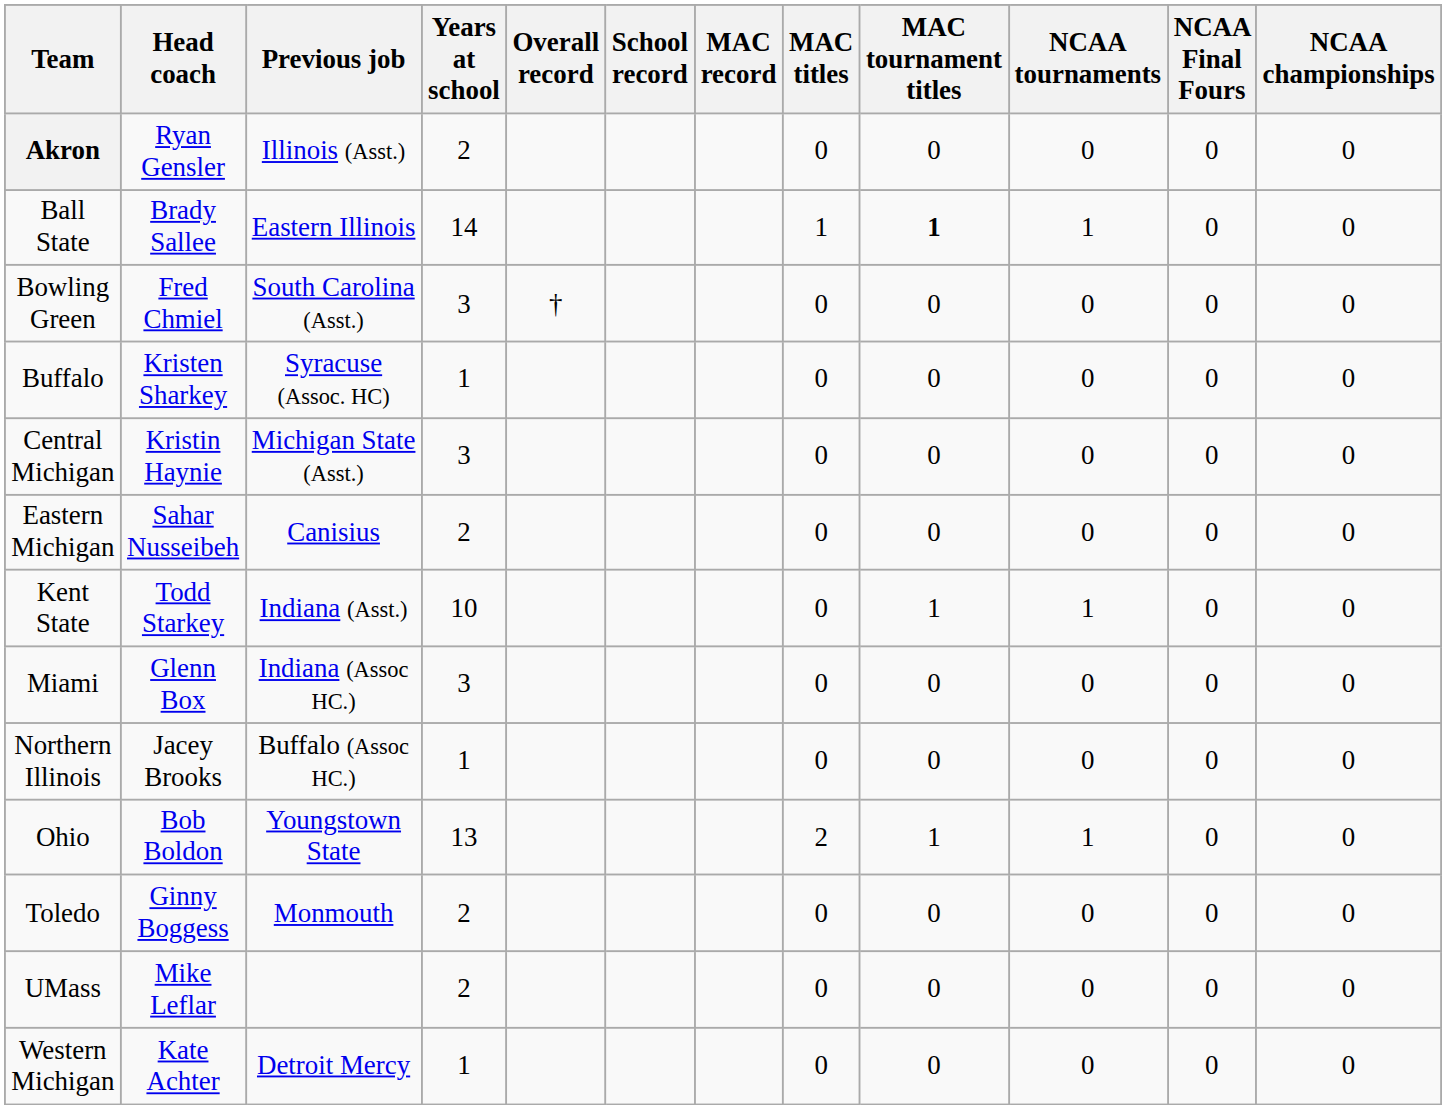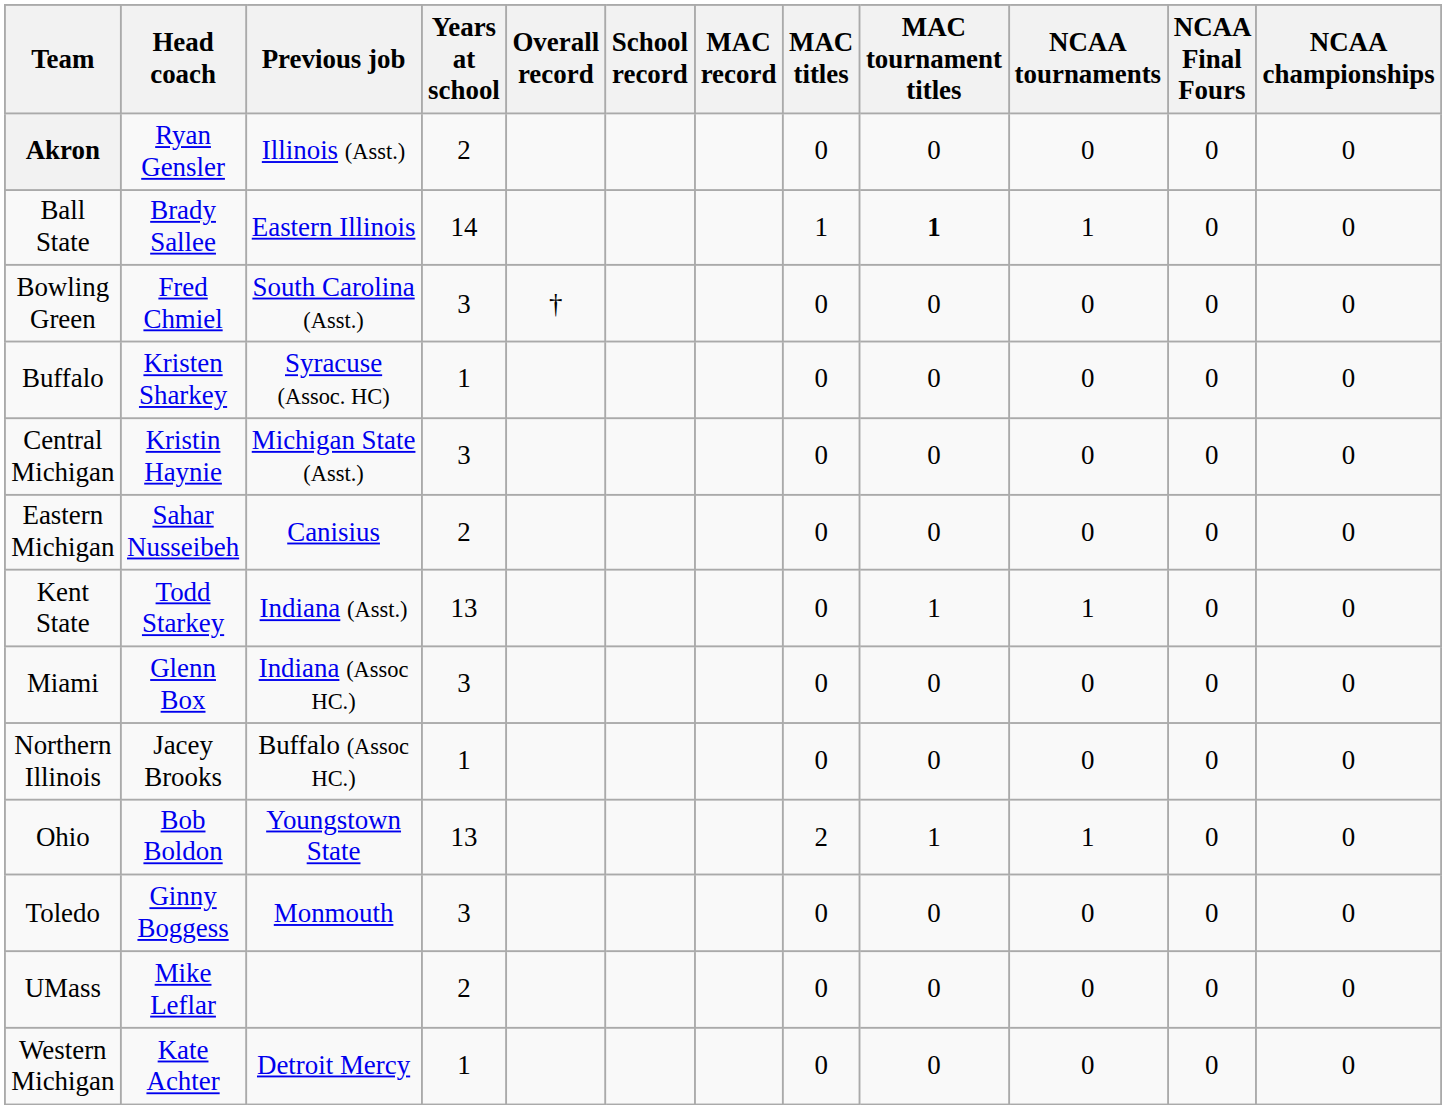(464, 608) 10 -> (464, 608) 13
(464, 913) 2 -> (464, 913) 3
